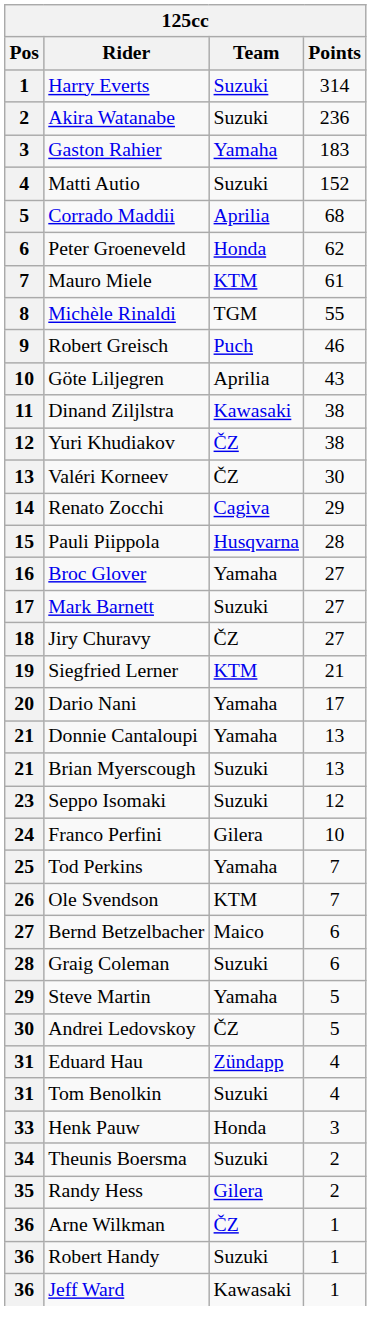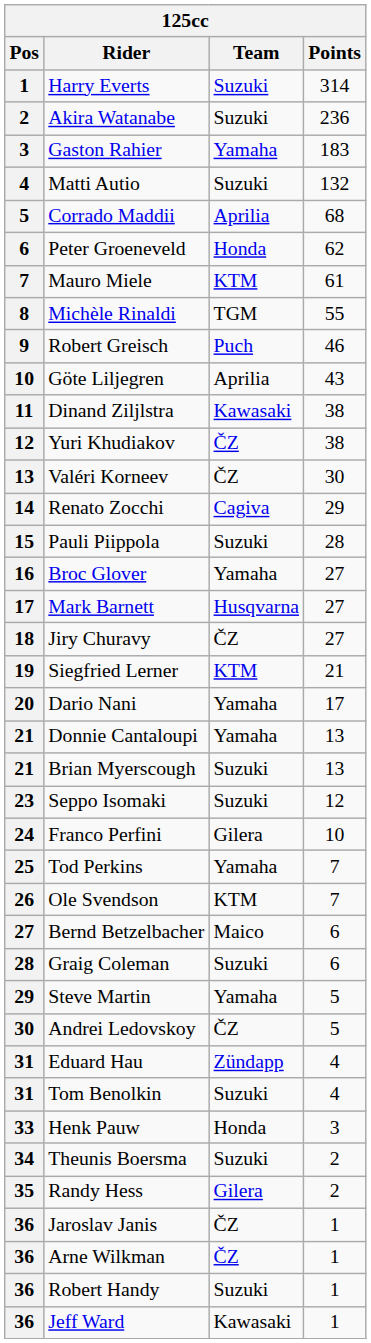(335, 183) 152 -> (335, 183) 132
(256, 540) Husqvarna -> (241, 540) Suzuki
(241, 605) Suzuki -> (256, 605) Husqvarna
+ row: (103, 1224)
